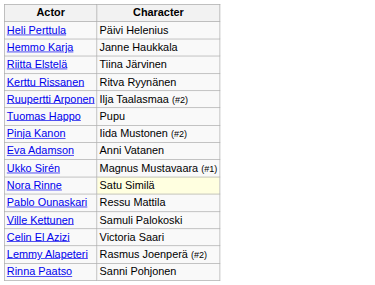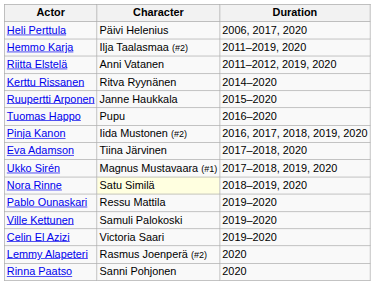+ column: (295, 13)
(139, 47) Janne Haukkala -> (144, 47) Ilja Taalasmaa (#2)
(133, 64) Tiina Järvinen -> (132, 64) Anni Vatanen
(144, 99) Ilja Taalasmaa (#2) -> (139, 99) Janne Haukkala
(132, 151) Anni Vatanen -> (133, 151) Tiina Järvinen
